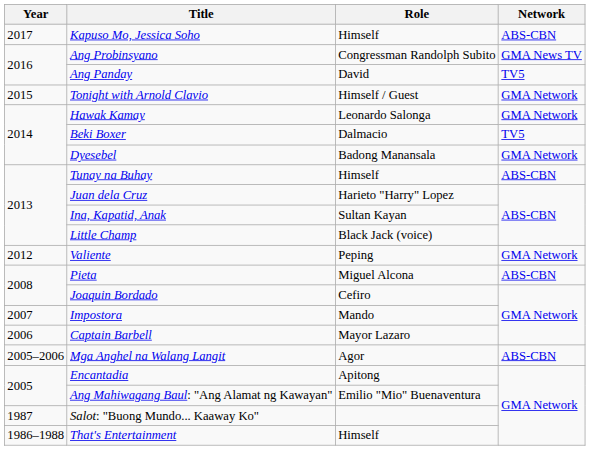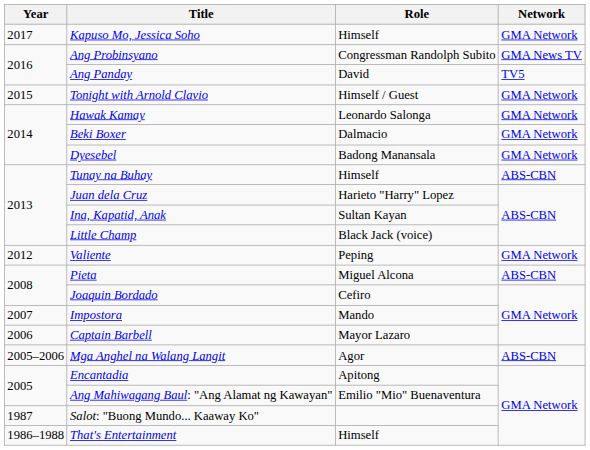(529, 34) ABS-CBN -> (539, 34) GMA Network
(513, 134) TV5 -> (539, 134) GMA Network
